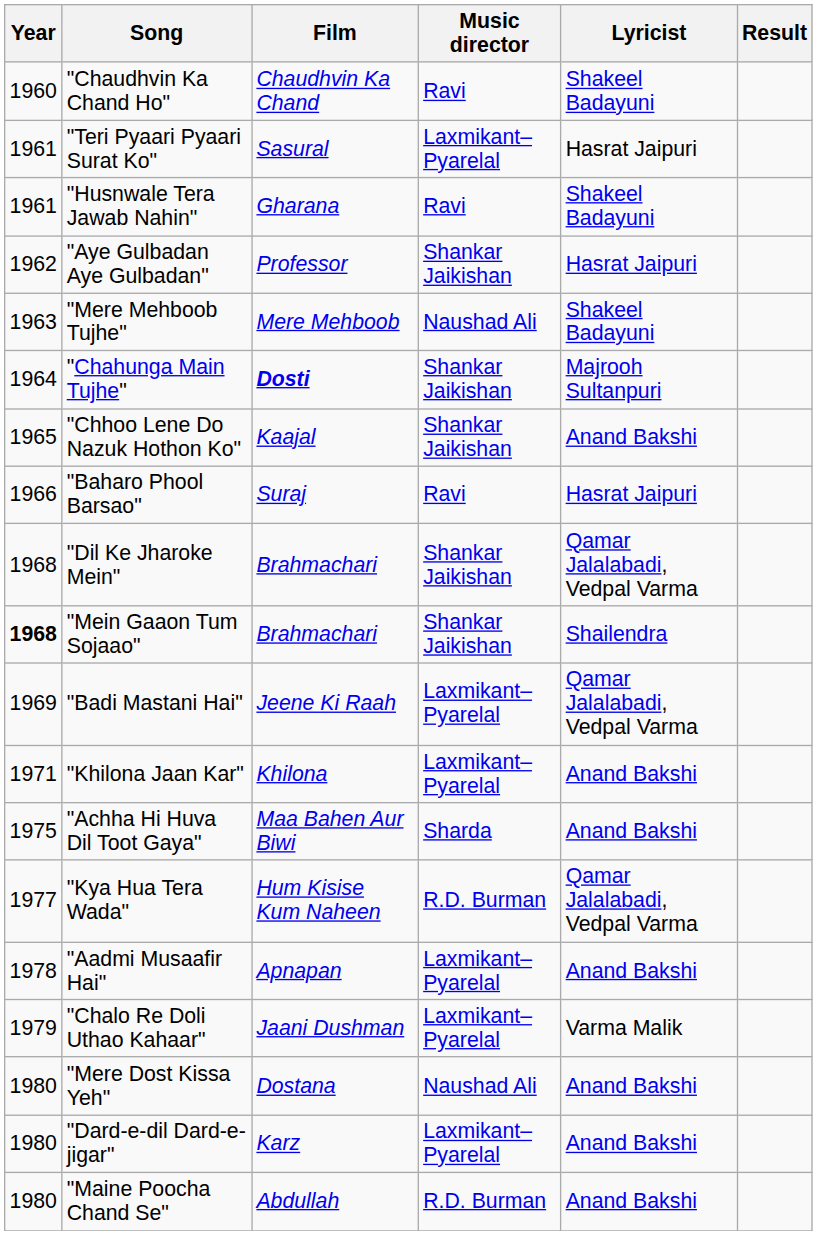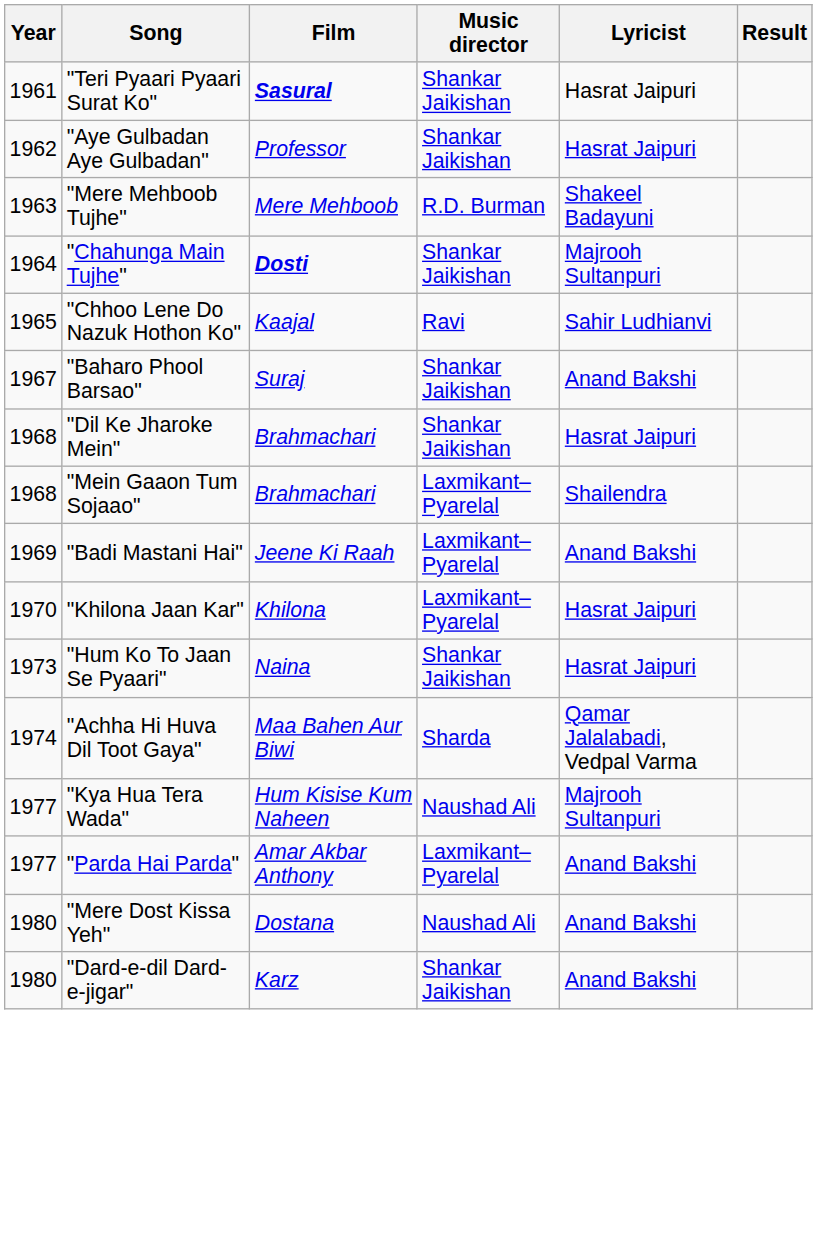- row: (137, 91)
(292, 148) normal -> (293, 91) bold
(478, 148) Laxmikant–Pyarelal -> (466, 91) Shankar Jaikishan
- row: (141, 206)
(480, 321) Naushad Ali -> (484, 206) R.D. Burman
(468, 437) Shankar Jaikishan -> (443, 321) Ravi
(631, 437) Anand Bakshi -> (638, 321) Sahir Ludhianvi
(33, 494) 1966 -> (33, 379) 1967
(444, 494) Ravi -> (466, 379) Shankar Jaikishan
(631, 494) Hasrat Jaipuri -> (630, 379) Anand Bakshi
(632, 564) Qamar Jalalabadi, Vedpal Varma -> (630, 437) Hasrat Jaipuri
(33, 634) bold -> (33, 494) normal
(468, 634) Shankar Jaikishan -> (476, 494) Laxmikant–Pyarelal
(632, 703) Qamar Jalalabadi, Vedpal Varma -> (630, 552) Anand Bakshi
(33, 773) 1971 -> (33, 610) 1970
(631, 773) Anand Bakshi -> (630, 610) Hasrat Jaipuri
+ row: (149, 667)
(33, 831) 1975 -> (33, 737) 1974
(631, 831) Anand Bakshi -> (631, 737) Qamar Jalalabadi, Vedpal Varma
(485, 900) R.D. Burman -> (479, 807) Naushad Ali
(632, 900) Qamar Jalalabadi, Vedpal Varma -> (613, 807) Majrooh Sultanpuri
+ row: (153, 864)
- row: (144, 970)
- row: (136, 1028)
(478, 1143) Laxmikant–Pyarelal -> (466, 980) Shankar Jaikishan
- row: (139, 1201)
